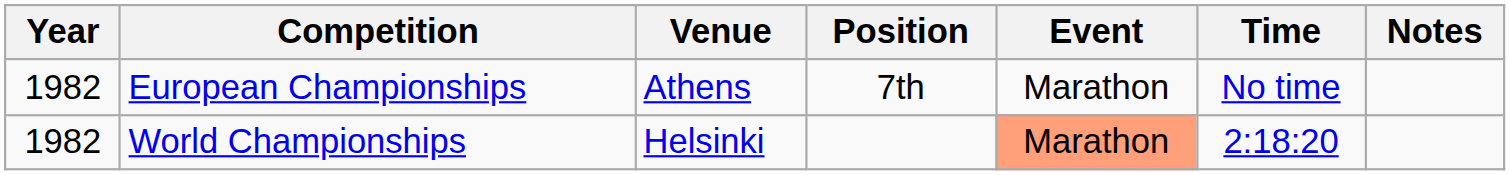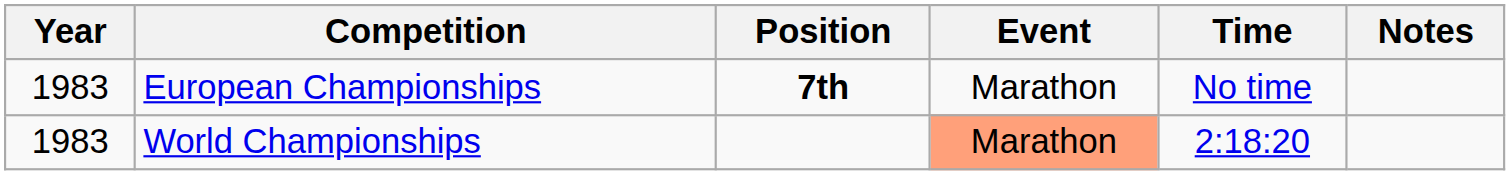- column: (721, 31)
(63, 86) 1982 -> (70, 86) 1983
(901, 86) normal -> (823, 86) bold
(63, 141) 1982 -> (70, 141) 1983
